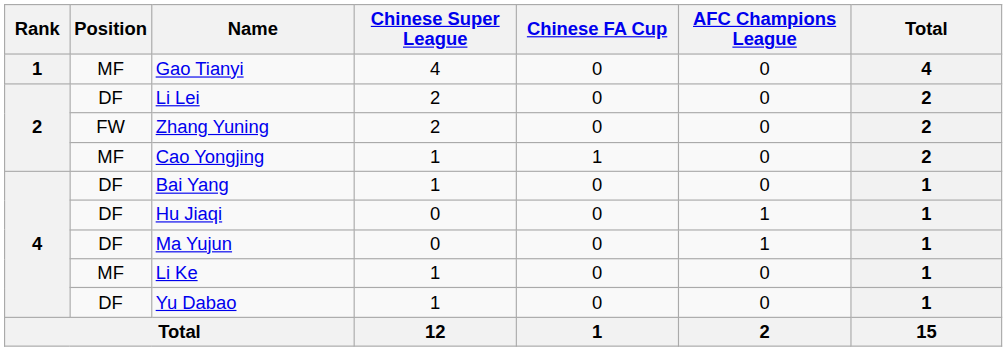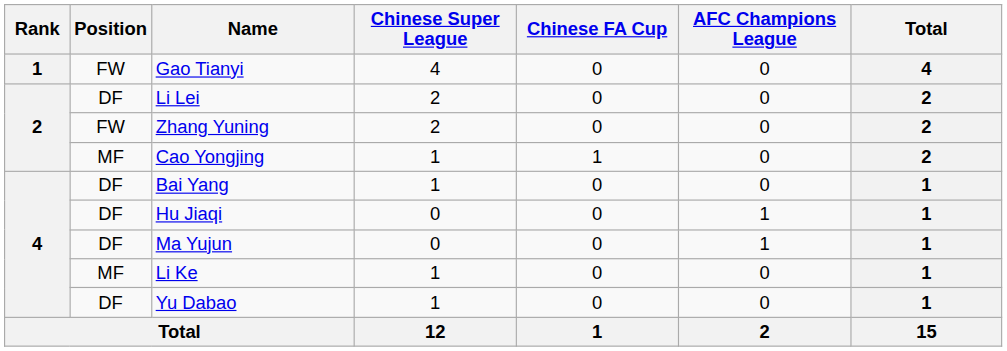(111, 68) MF -> (111, 68) FW
